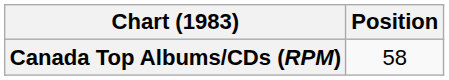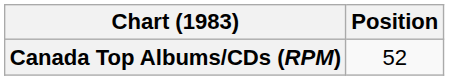(395, 57) 58 -> (395, 57) 52
